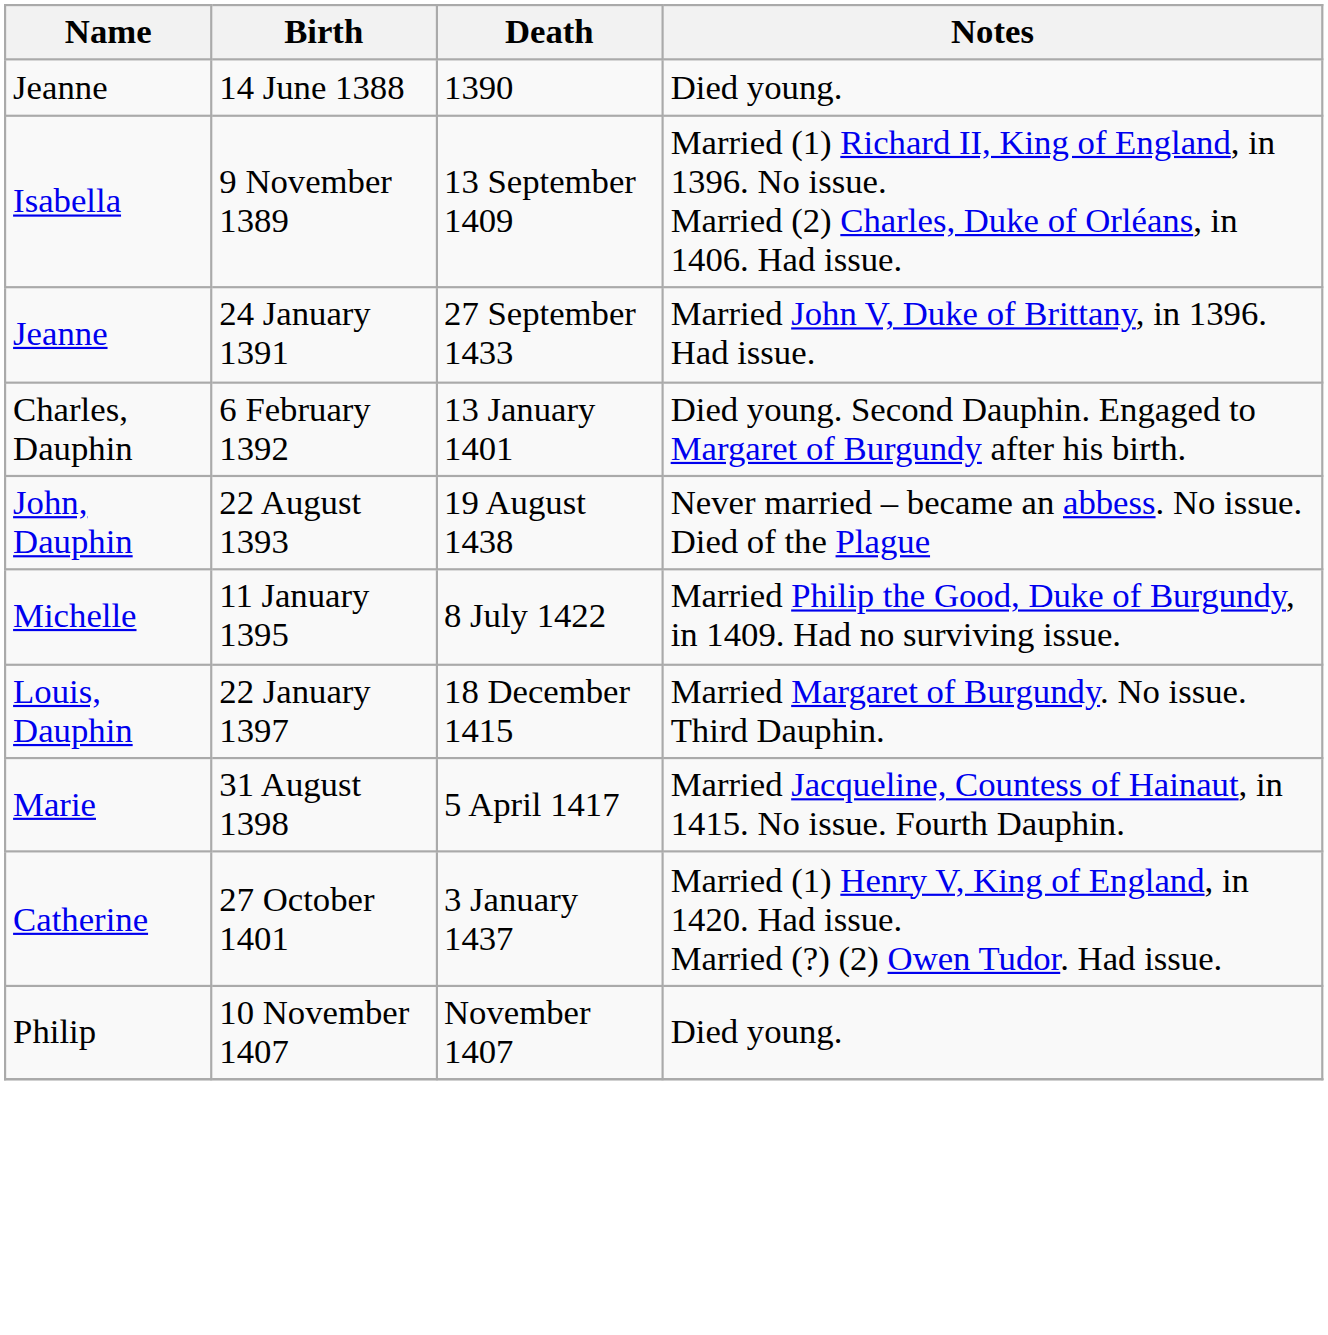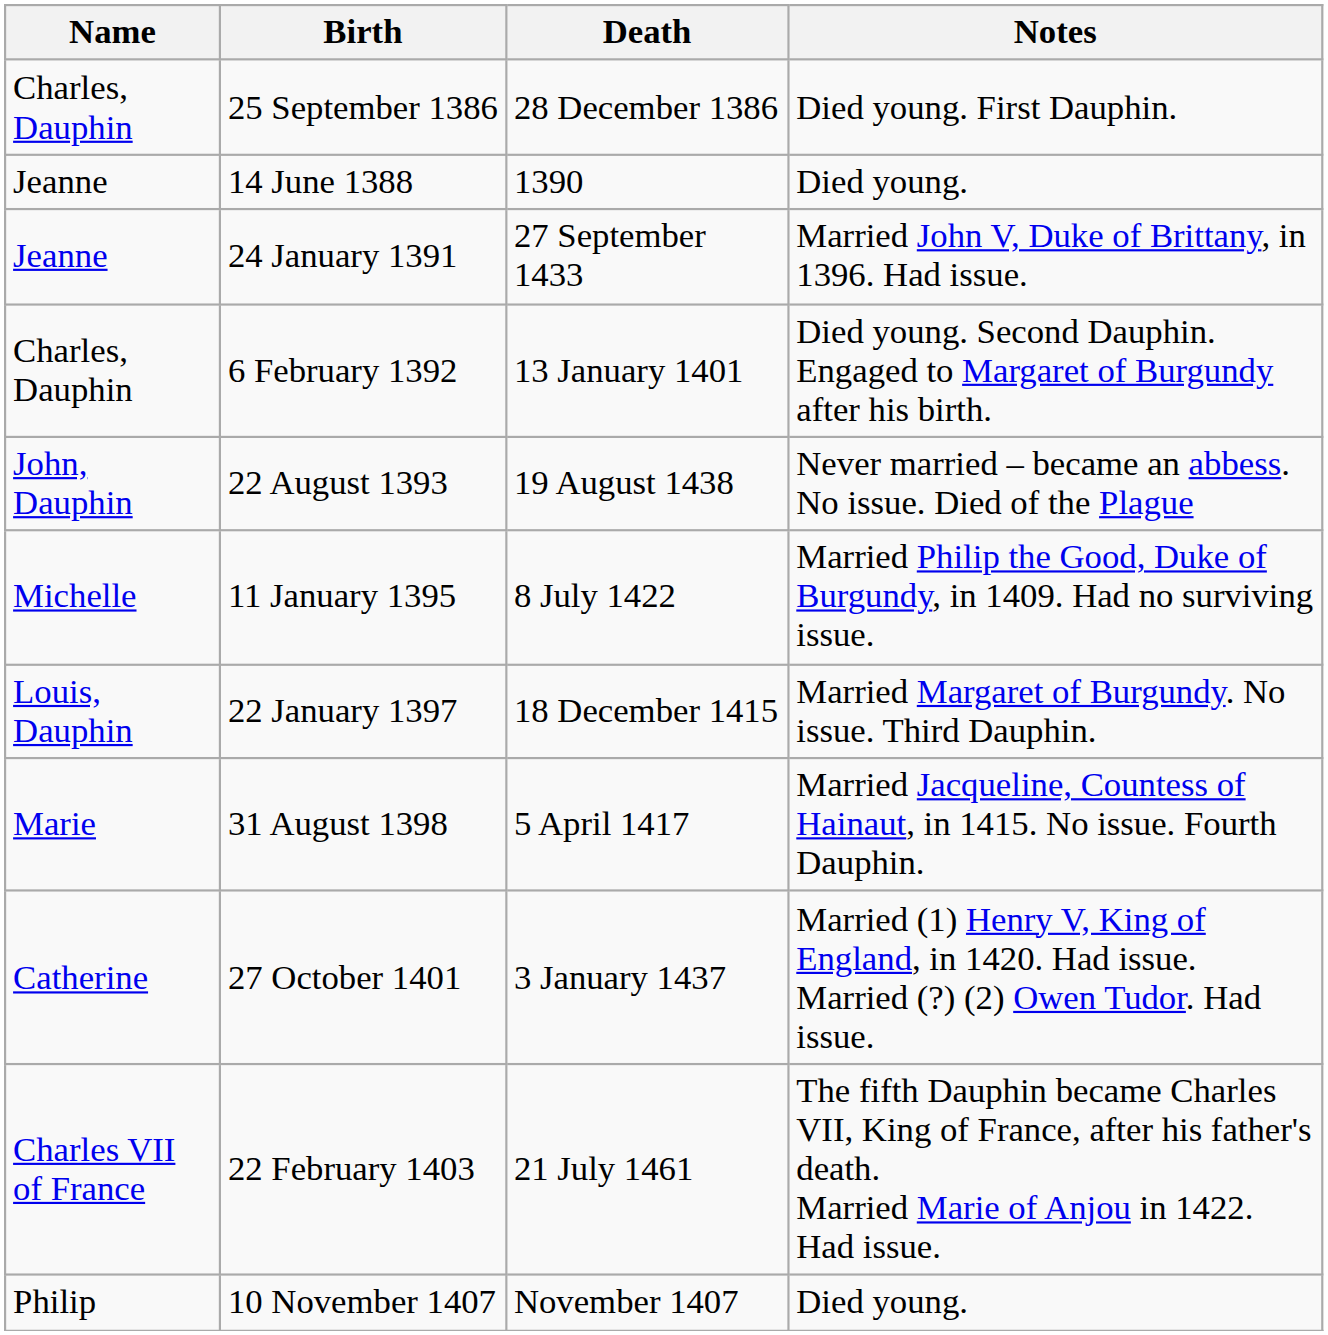+ row: (363, 106)
- row: (306, 200)
+ row: (351, 1168)
